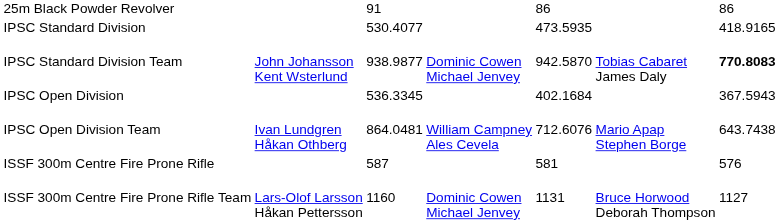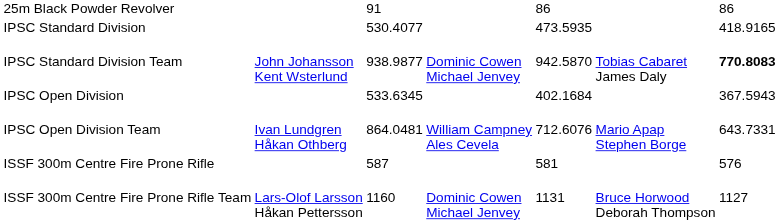(394, 95) 536.3345 -> (394, 95) 533.6345
(747, 129) 643.7438 -> (747, 129) 643.7331
